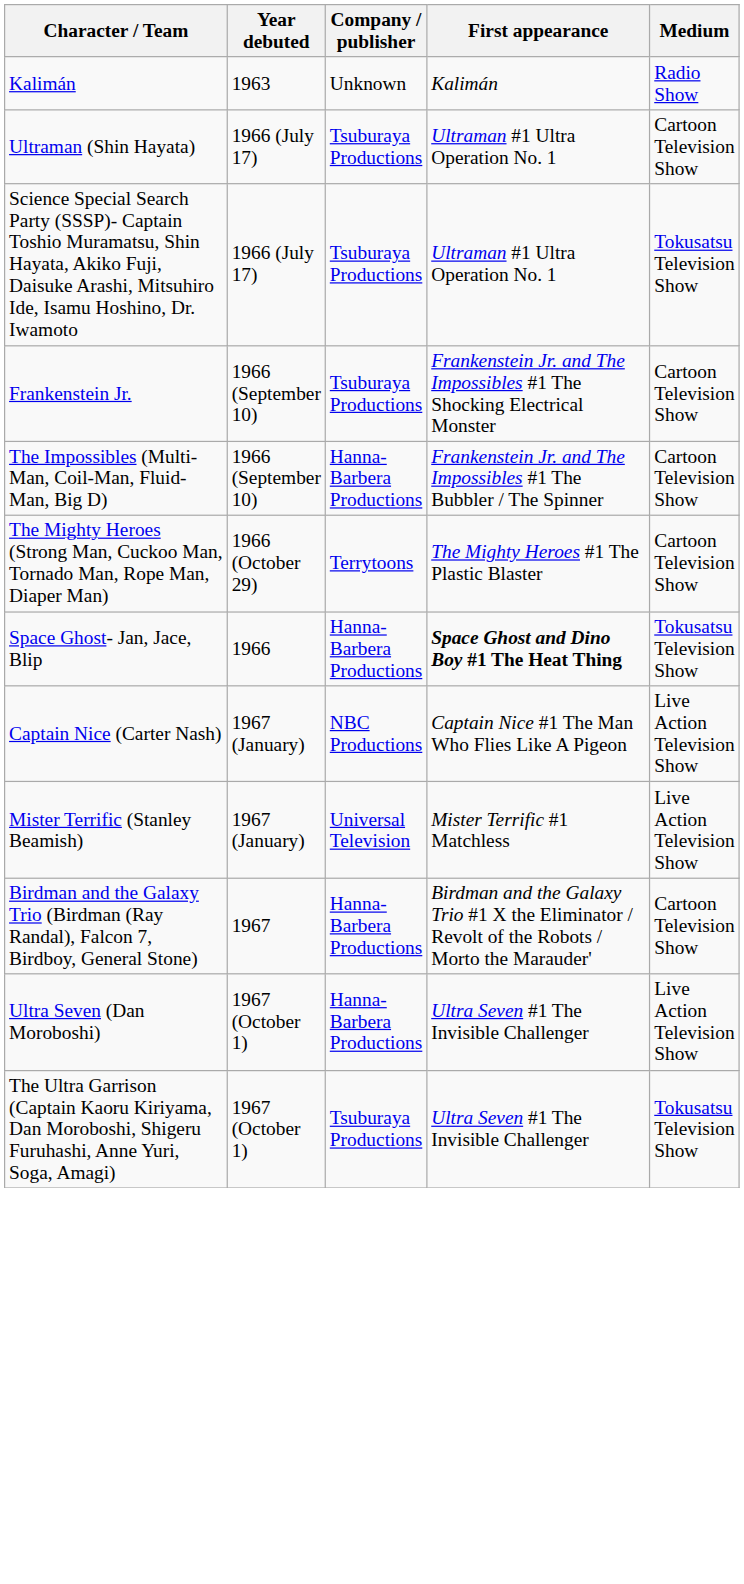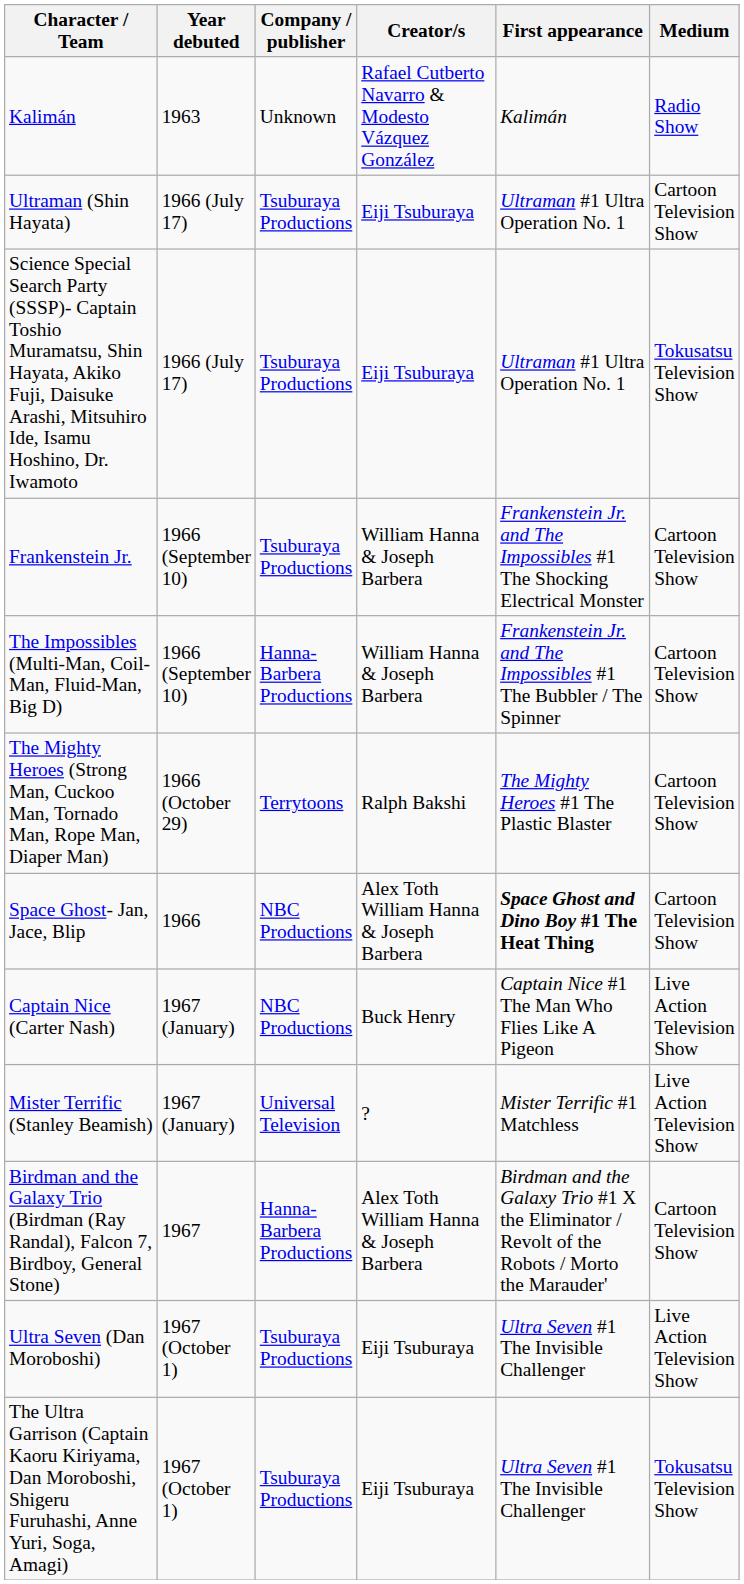+ column: (426, 30)
(376, 648) Hanna-Barbera Productions -> (306, 920) NBC Productions
(694, 648) Tokusatsu Television Show -> (694, 920) Cartoon Television Show
(376, 1021) Hanna-Barbera Productions -> (306, 1348) Tsuburaya Productions
